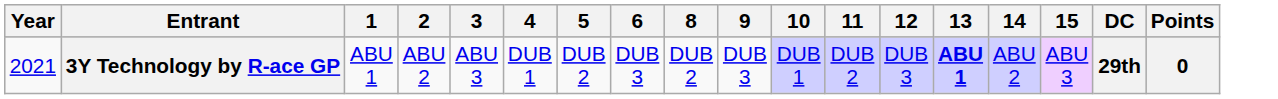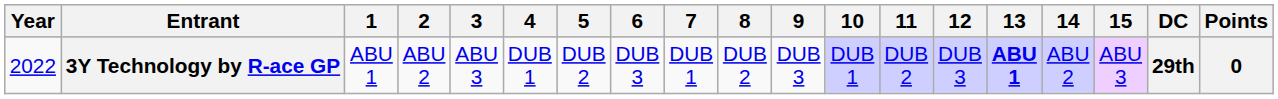+ column: (691, 21)
(33, 65) 2021 -> (33, 65) 2022
